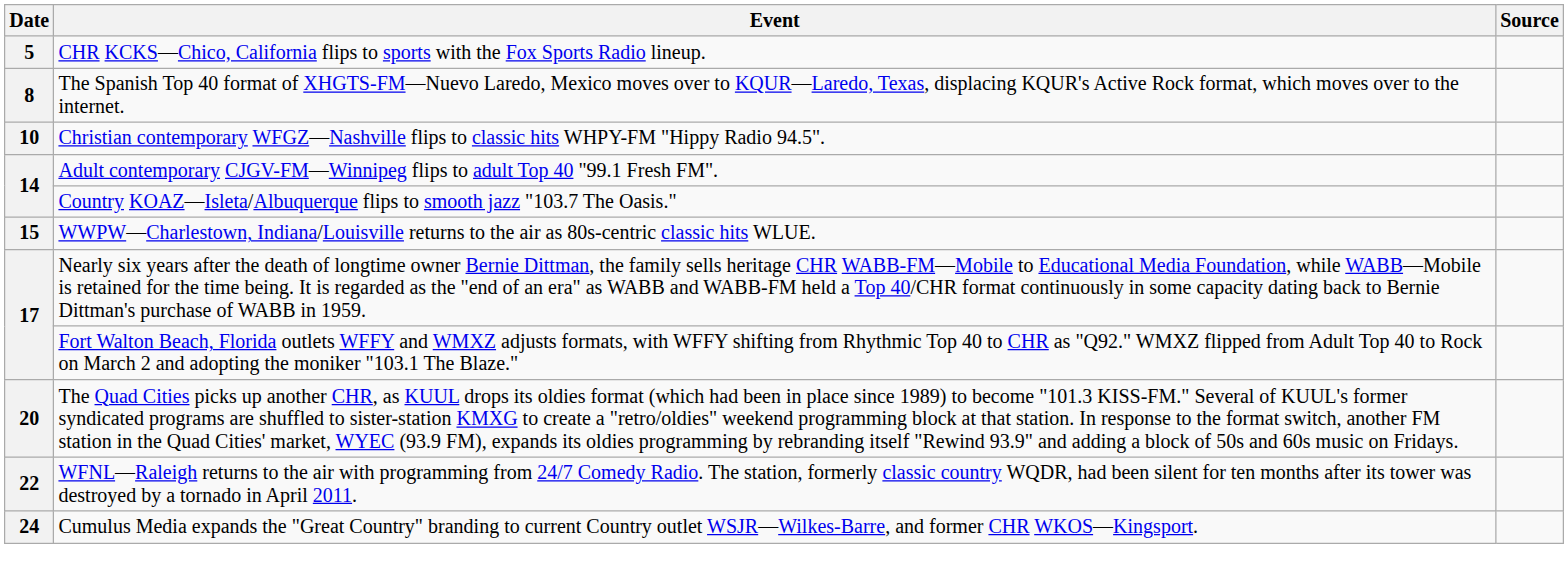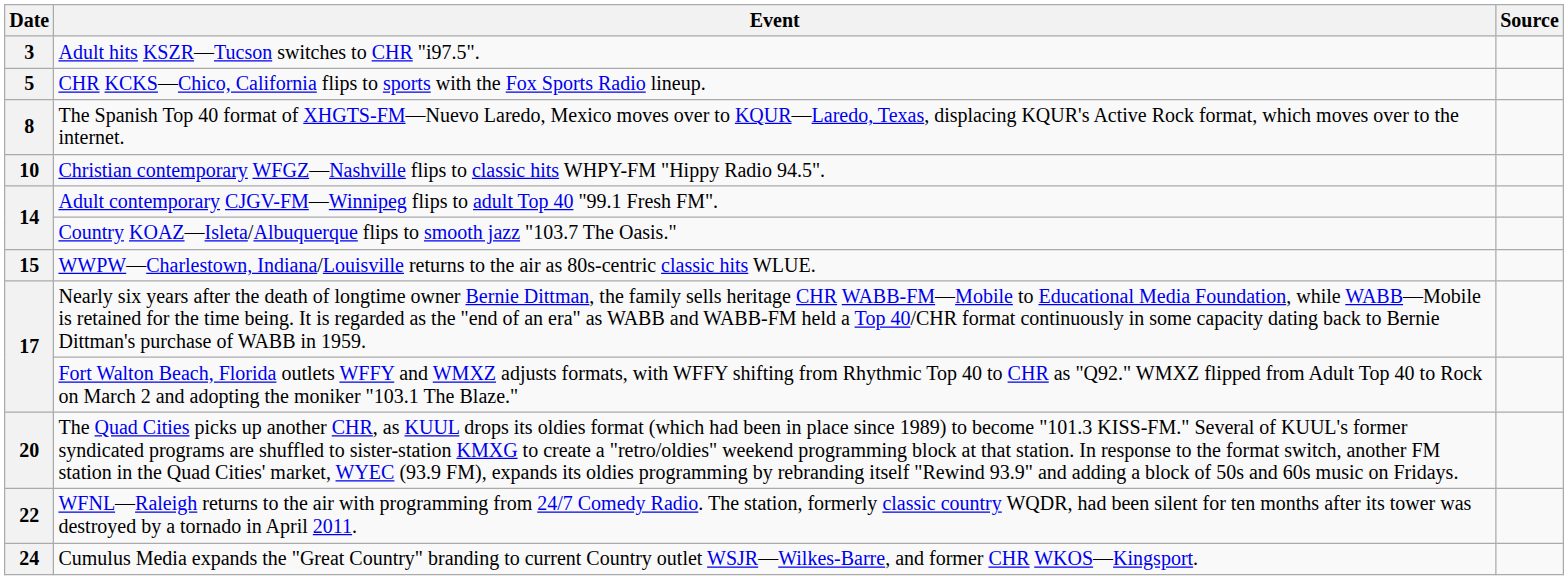+ row: (269, 52)
